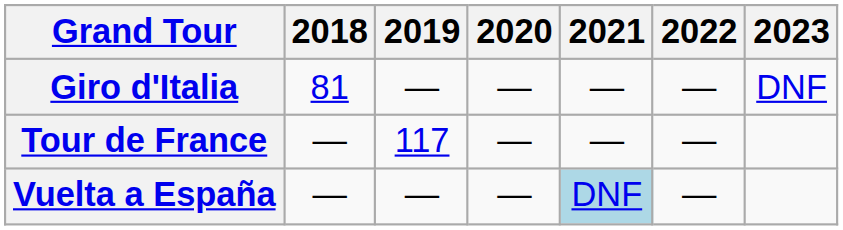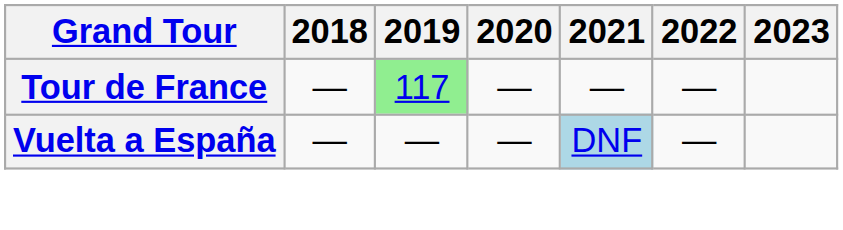- row: (144, 86)
(422, 140) no background -> (422, 86) lightgreen background
